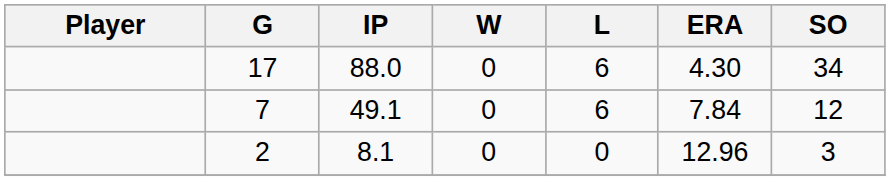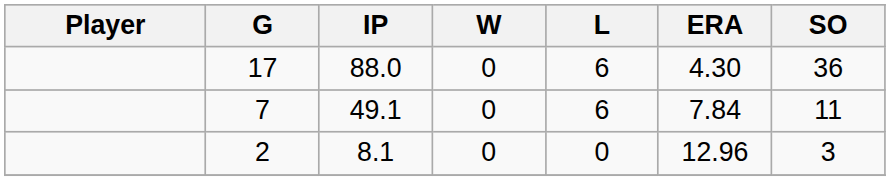(828, 68) 34 -> (828, 68) 36
(828, 110) 12 -> (828, 110) 11
